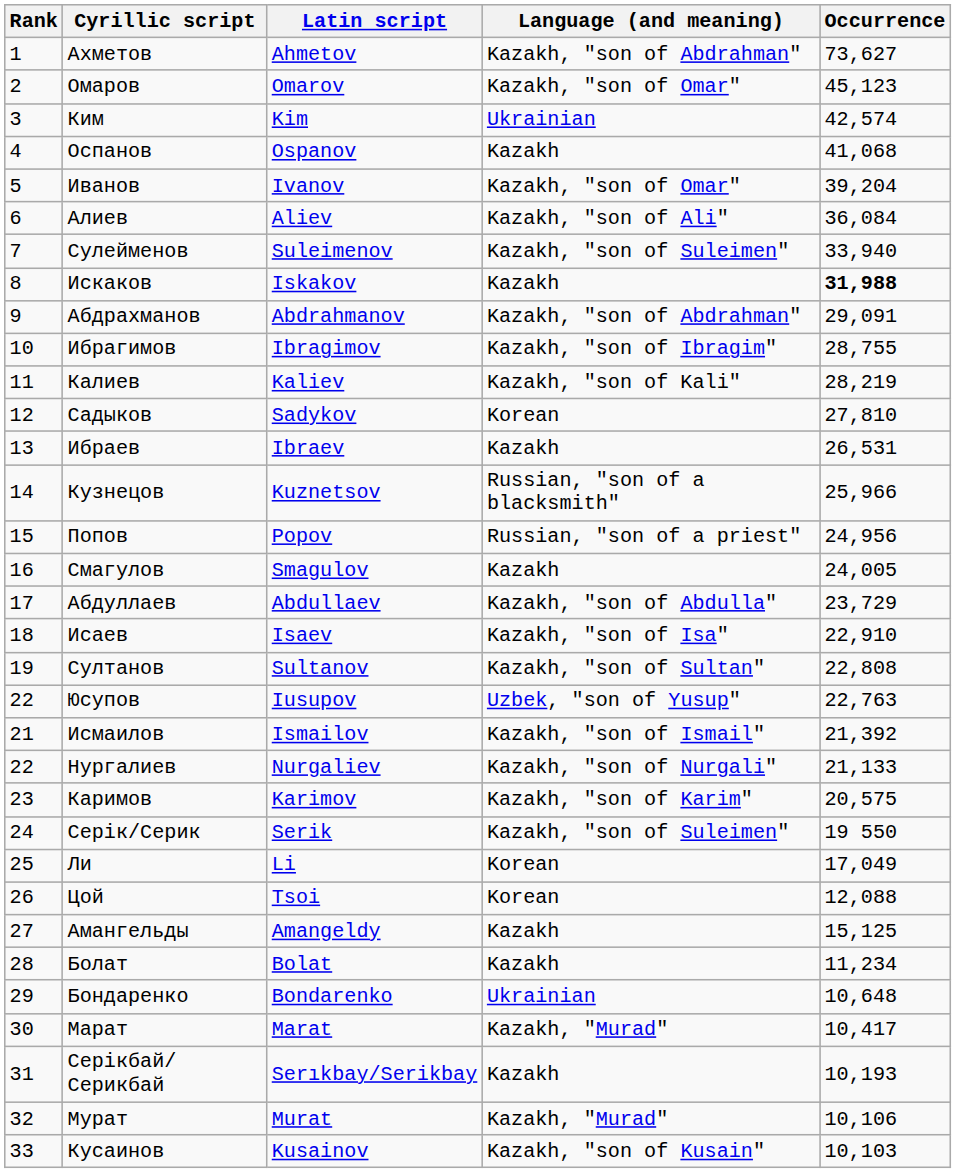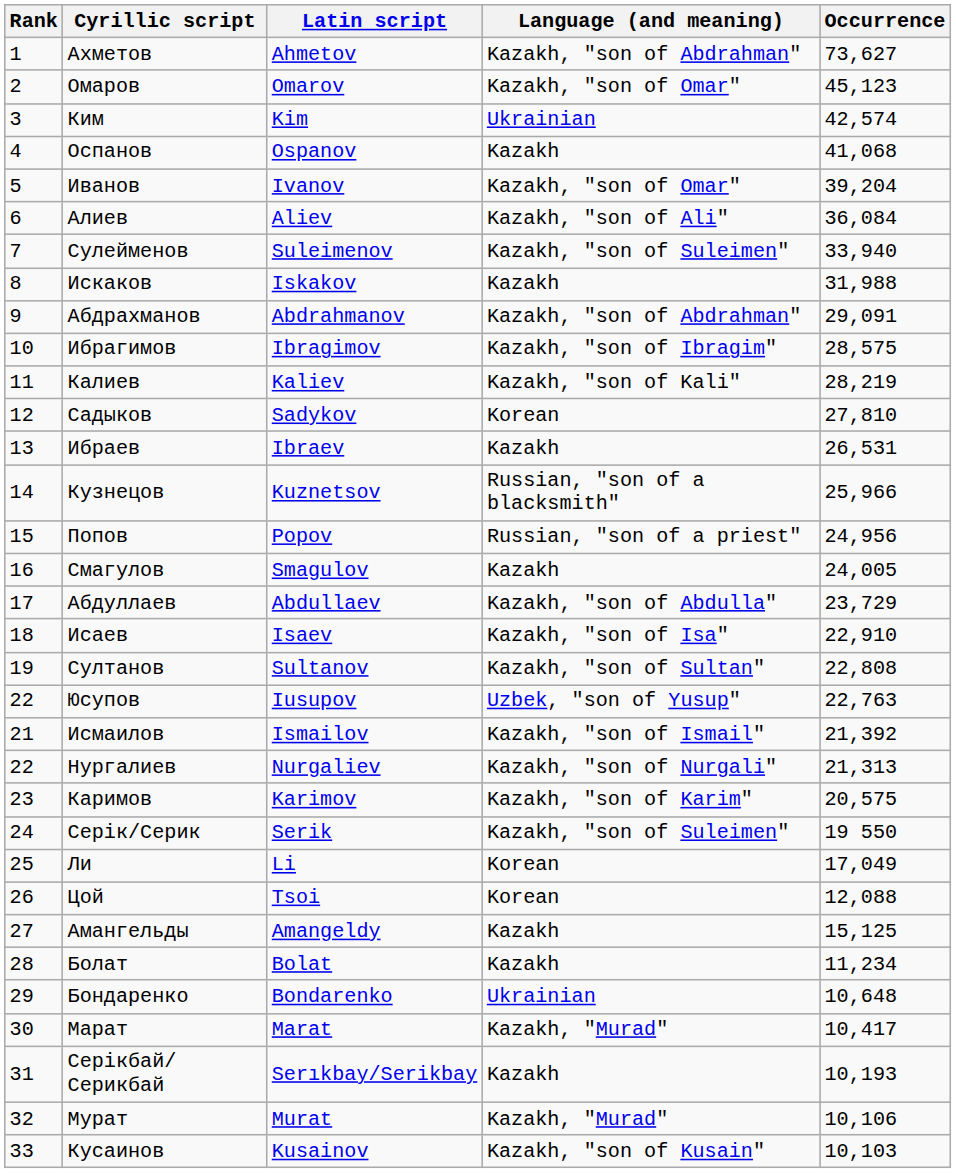(861, 284) bold -> (861, 284) normal
(861, 350) 28,755 -> (861, 350) 28,575
(861, 767) 21,133 -> (861, 767) 21,313
